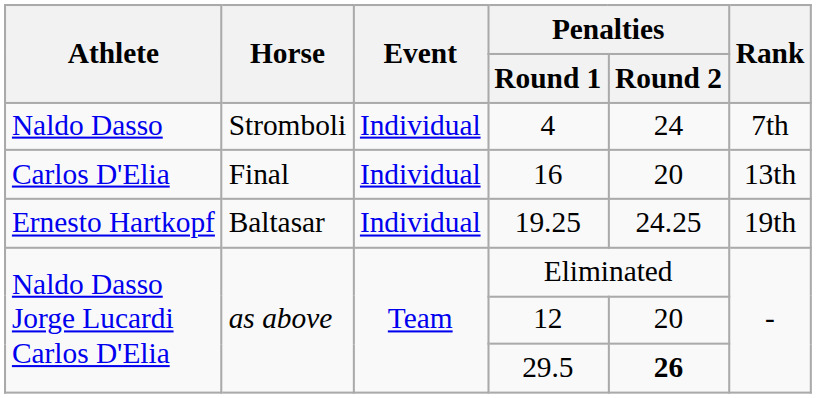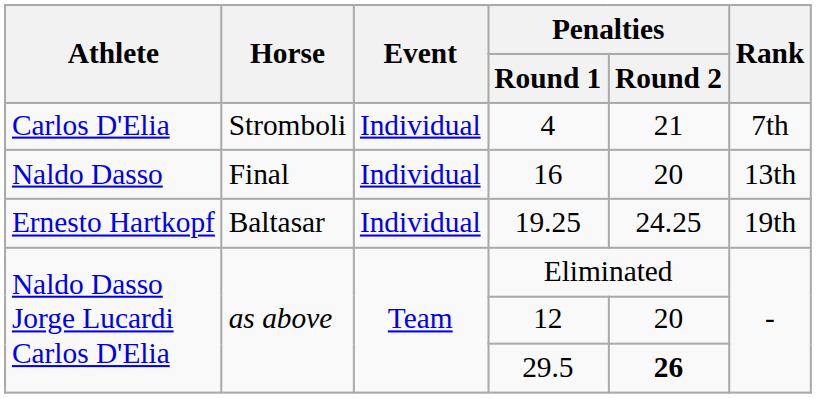(87, 126) Naldo Dasso -> (91, 126) Carlos D'Elia
(668, 126) 24 -> (668, 126) 21
(91, 174) Carlos D'Elia -> (87, 174) Naldo Dasso
